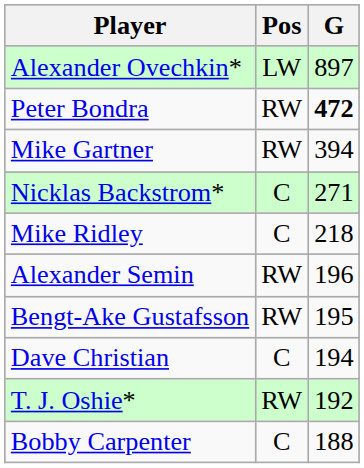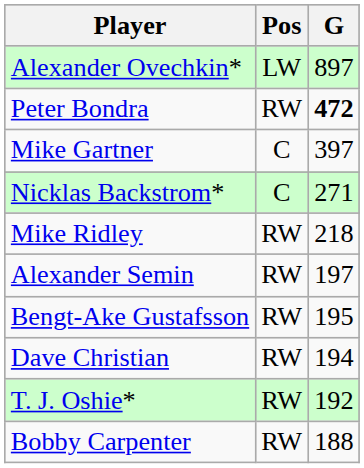(282, 150) RW -> (282, 150) C
(334, 150) 394 -> (334, 150) 397
(282, 233) C -> (282, 233) RW
(334, 274) 196 -> (334, 274) 197
(282, 358) C -> (282, 358) RW
(282, 441) C -> (282, 441) RW
